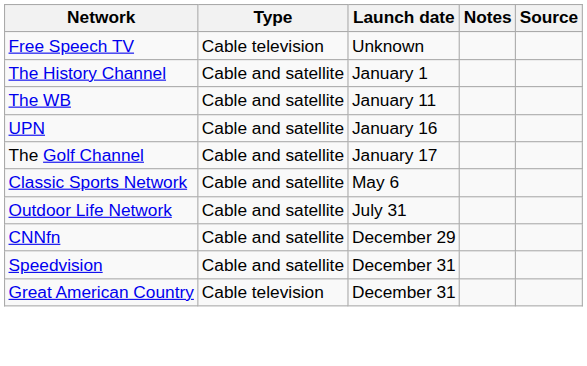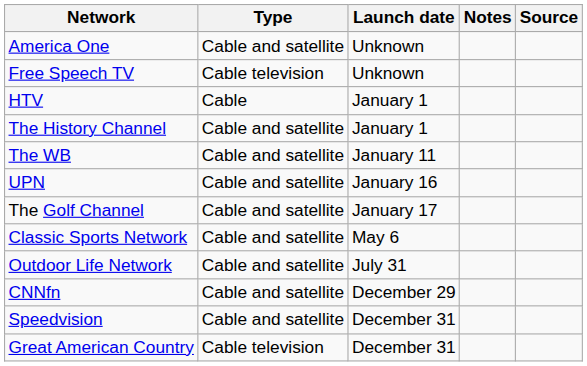+ row: (59, 45)
+ row: (26, 100)
